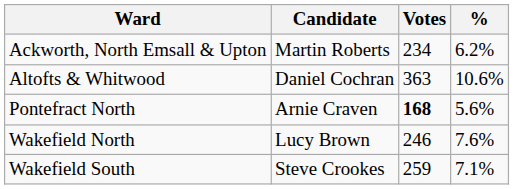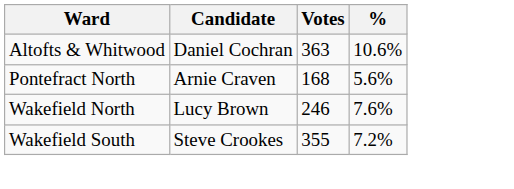- row: (138, 49)
(417, 109) bold -> (315, 79) normal
(417, 169) 259 -> (315, 139) 355
(475, 169) 7.1% -> (373, 139) 7.2%
